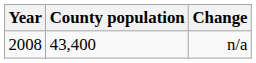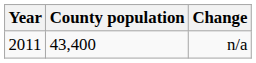(25, 44) 2008 -> (25, 44) 2011
